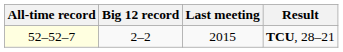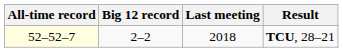(223, 36) 2015 -> (223, 36) 2018
